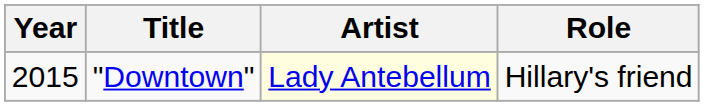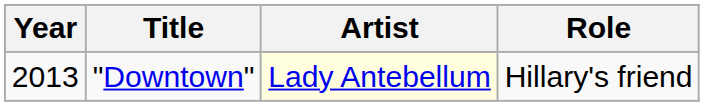(45, 76) 2015 -> (45, 76) 2013
